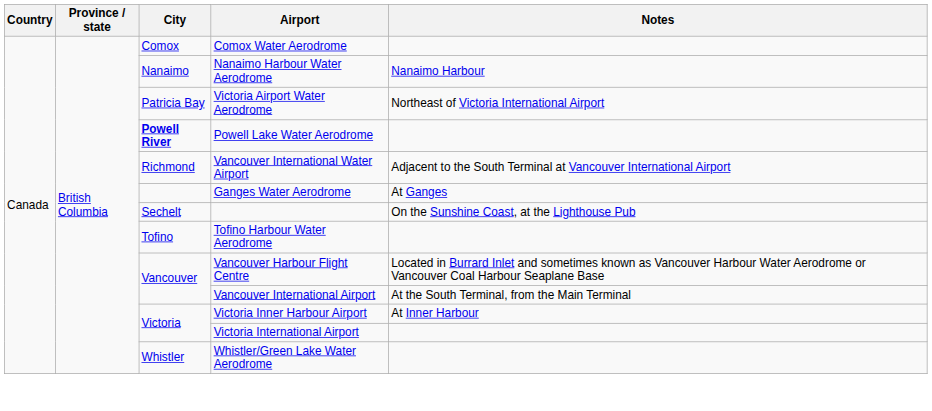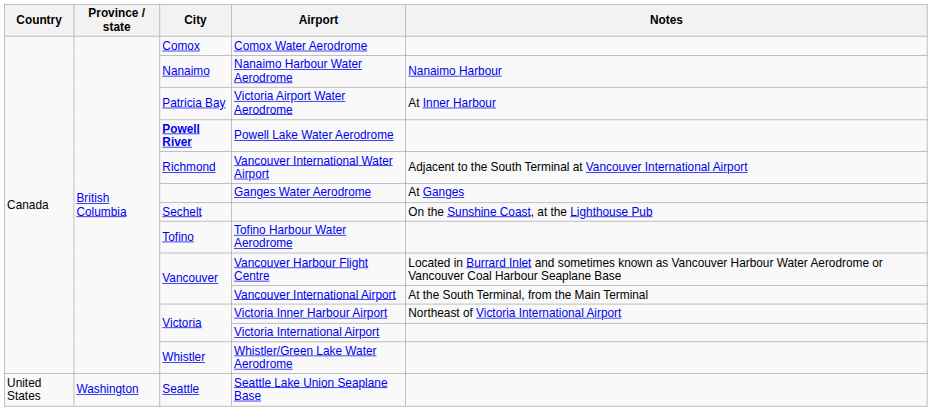(498, 103) Northeast of Victoria International Airport -> (452, 103) At Inner Harbour
(435, 313) At Inner Harbour -> (515, 313) Northeast of Victoria International Airport
+ row: (311, 389)
